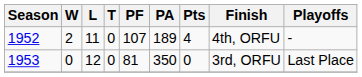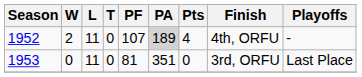(165, 38) no background -> (164, 38) lightgrey background
(93, 60) 12 -> (92, 60) 11
(165, 60) 350 -> (164, 60) 351
